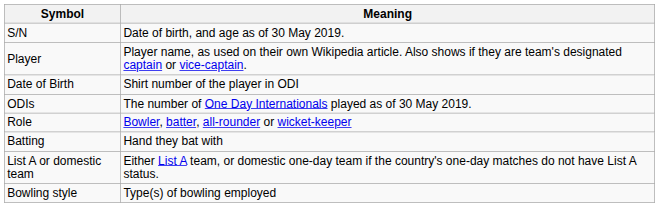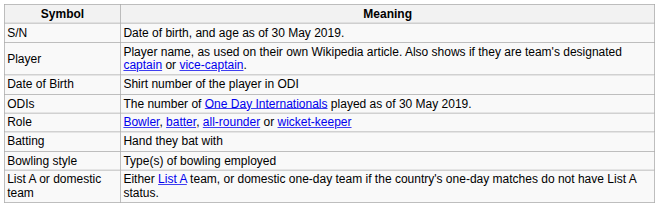rows swapped: (42, 193) <-> (54, 167)
